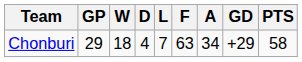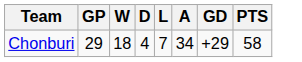- column: (185, 17)
